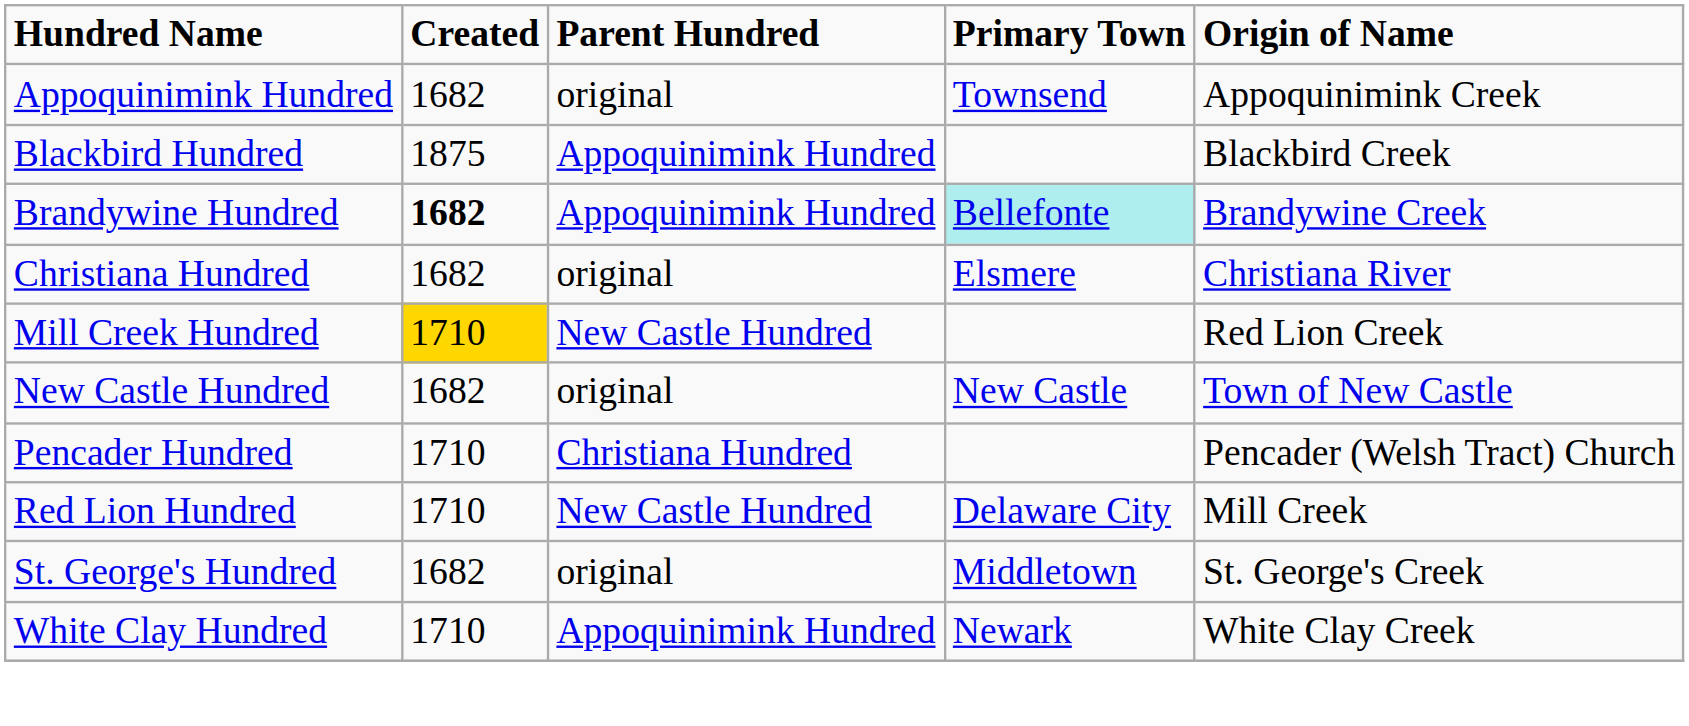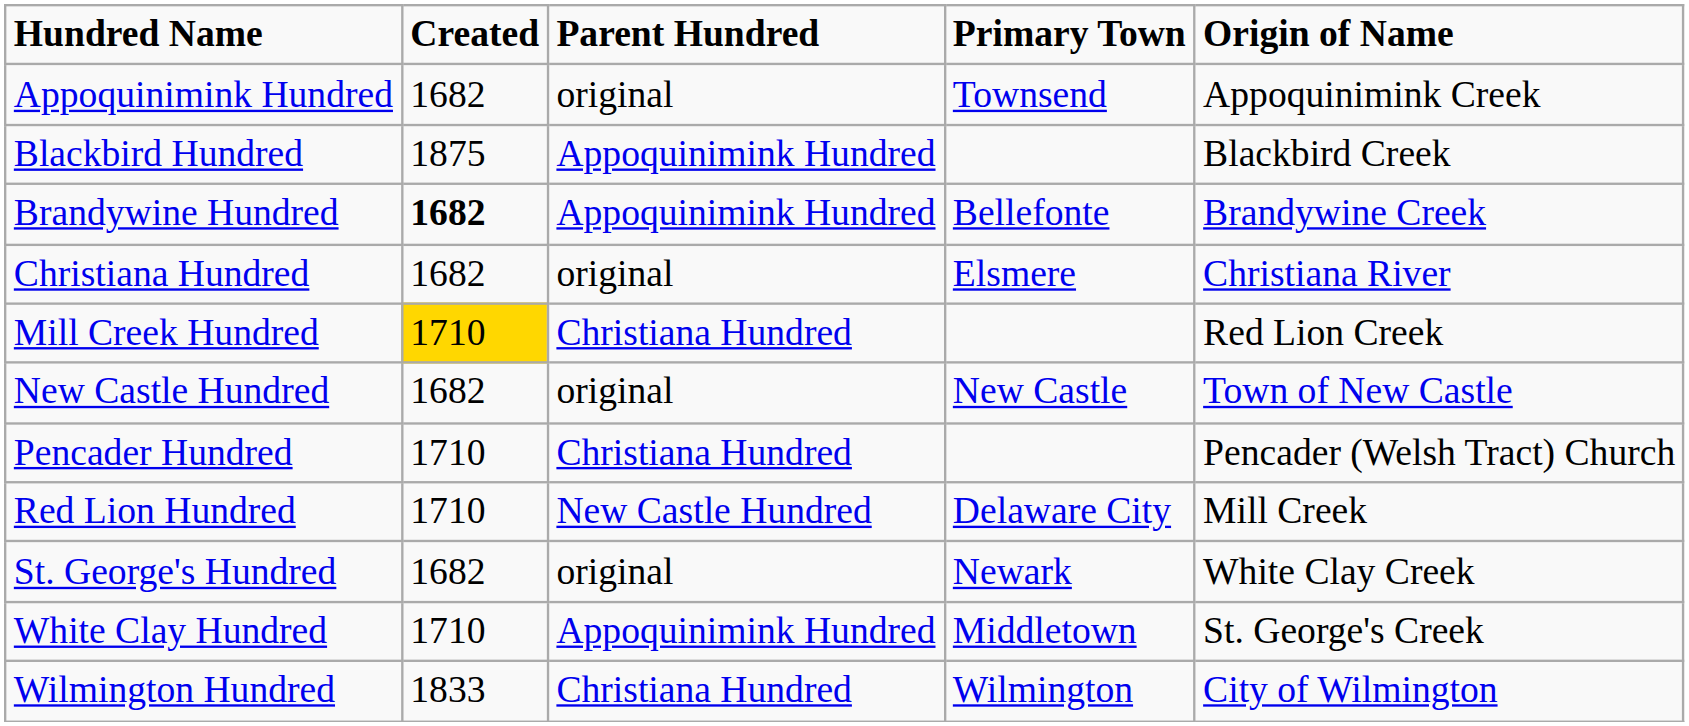(1031, 213) paleturquoise background -> (1031, 213) no background
(714, 332) New Castle Hundred -> (704, 332) Christiana Hundred
(1045, 570) Middletown -> (1012, 570) Newark
(1343, 570) St. George's Creek -> (1339, 570) White Clay Creek
(1012, 630) Newark -> (1045, 630) Middletown
(1339, 630) White Clay Creek -> (1343, 630) St. George's Creek
+ row: (174, 690)
